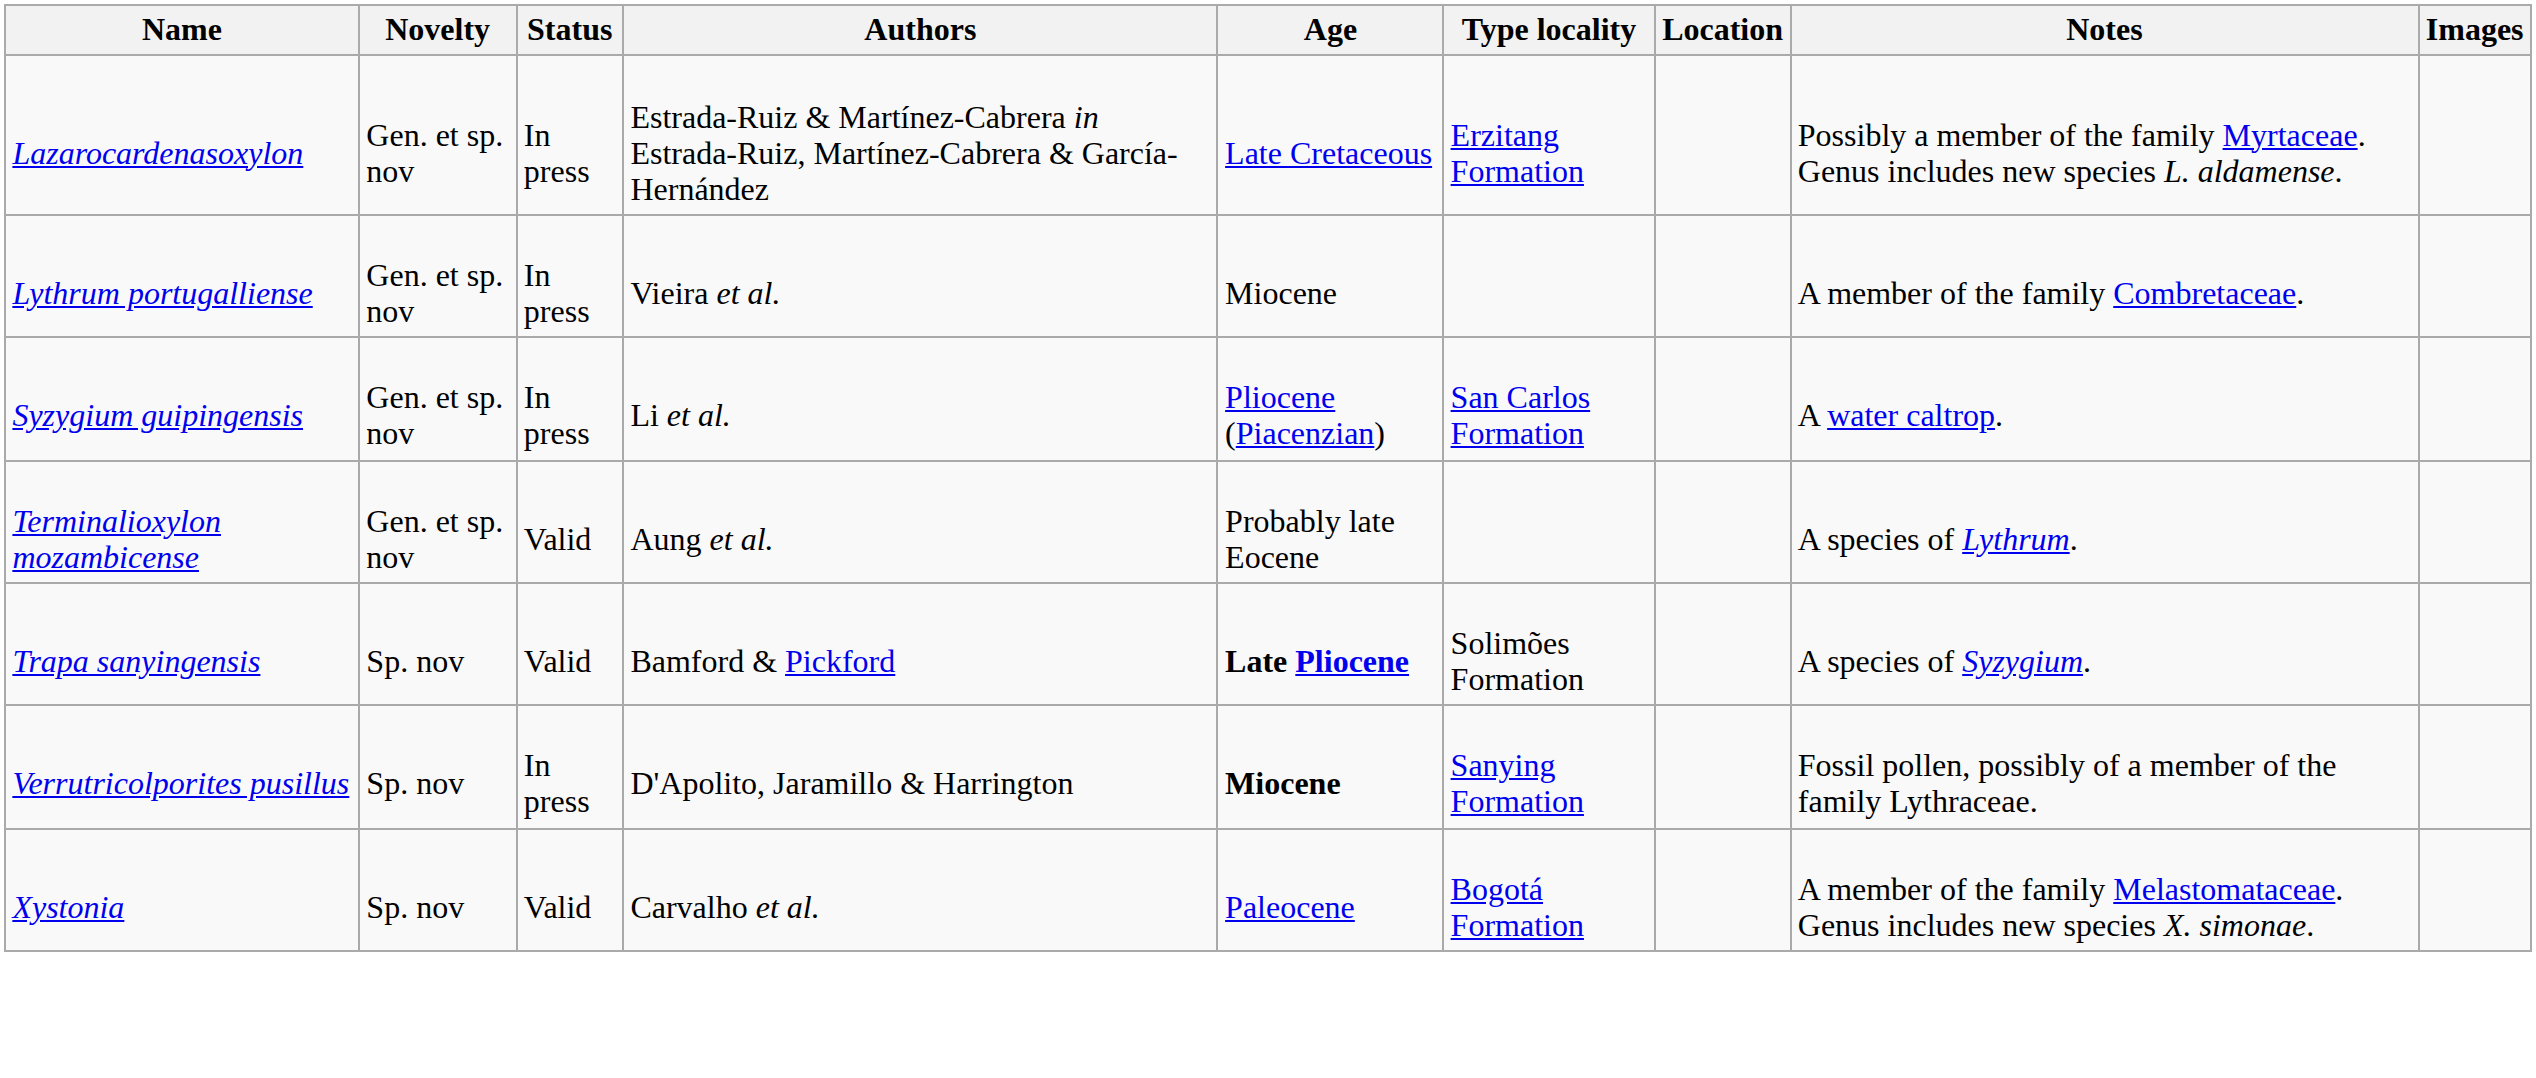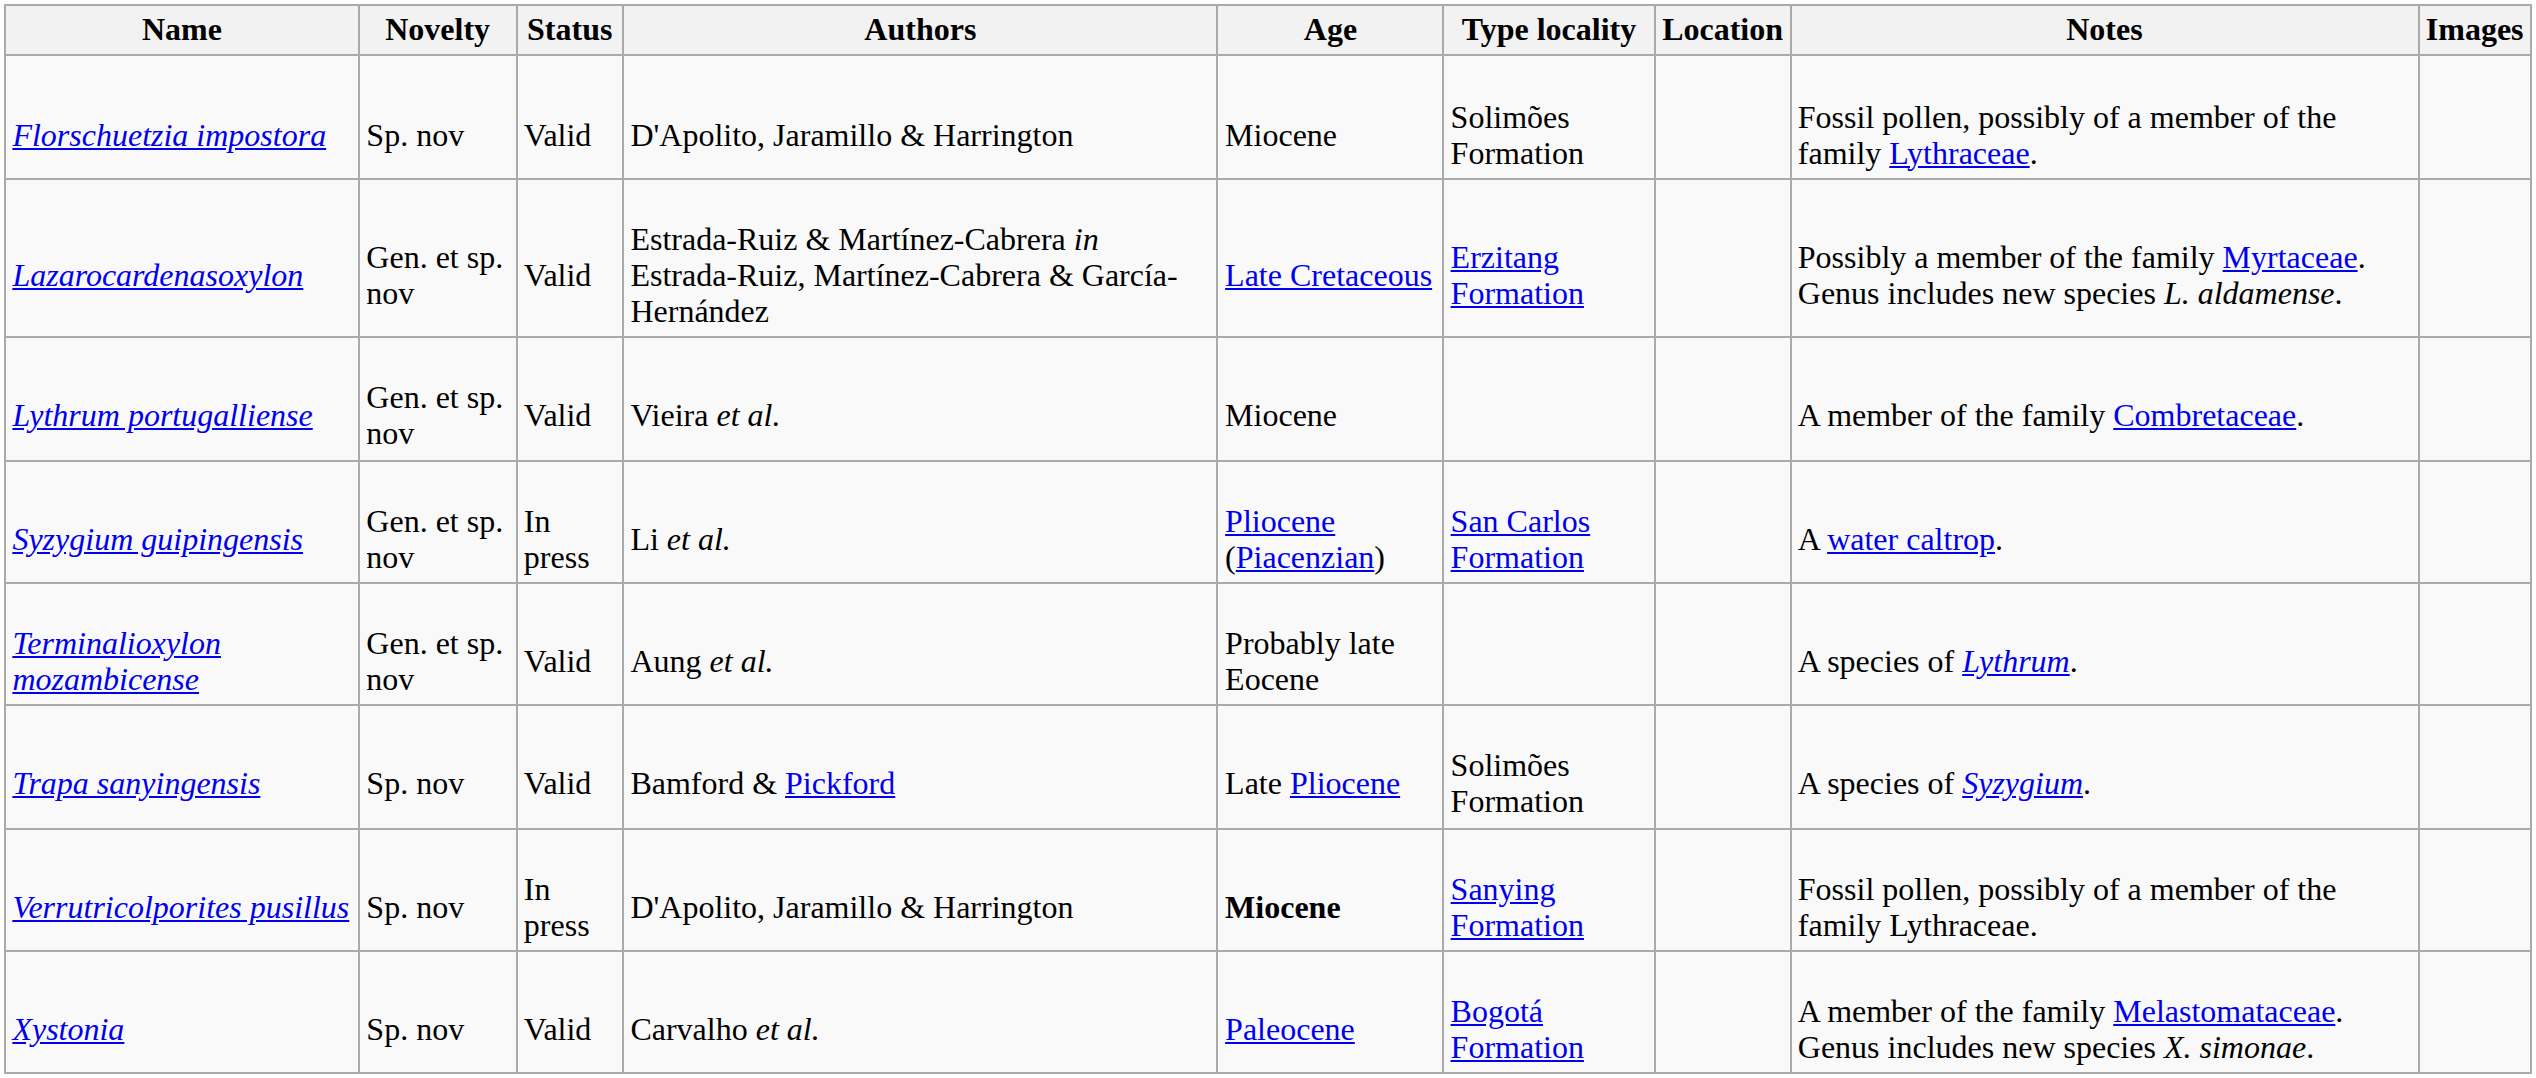+ row: (169, 134)
(557, 152) In press -> (558, 275) Valid
(557, 293) In press -> (558, 416) Valid
(1317, 661) bold -> (1313, 784) normal
